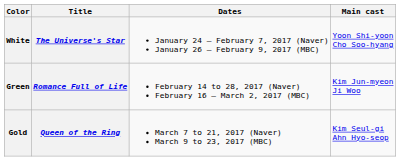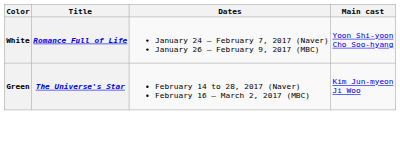(80, 40) The Universe's Star -> (80, 40) Romance Full of Life
(80, 86) Romance Full of Life -> (80, 86) The Universe's Star
- row: (18, 133)
